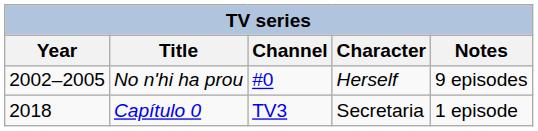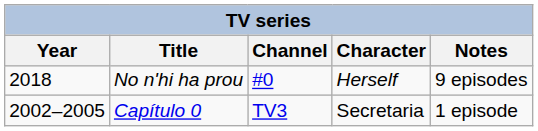(57, 81) 2002–2005 -> (30, 81) 2018
(30, 111) 2018 -> (57, 111) 2002–2005
